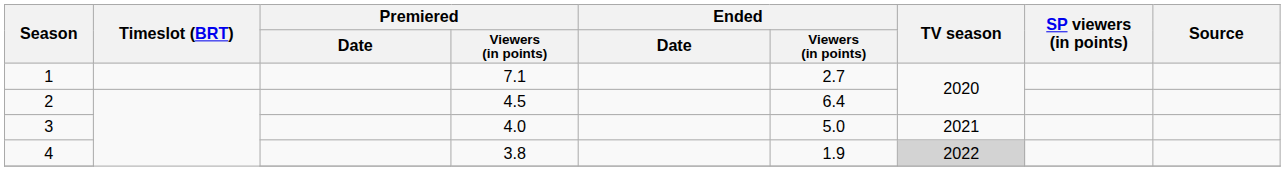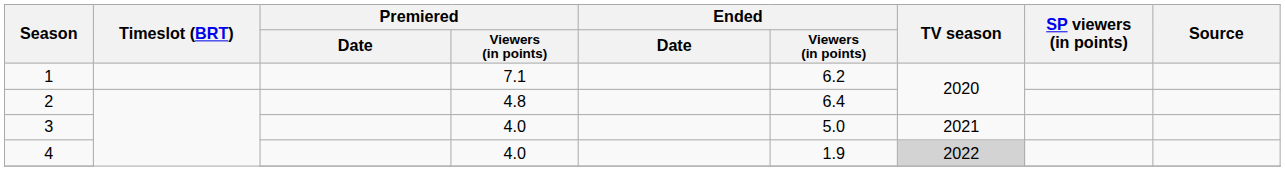(834, 76) 2.7 -> (834, 76) 6.2
(515, 101) 4.5 -> (515, 101) 4.8
(515, 153) 3.8 -> (515, 153) 4.0
